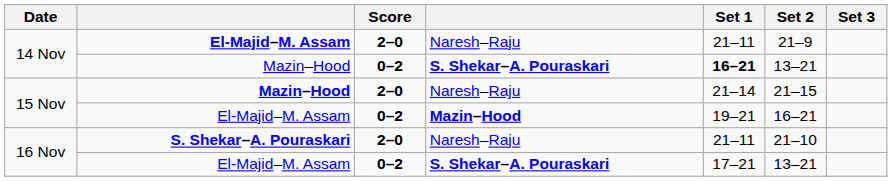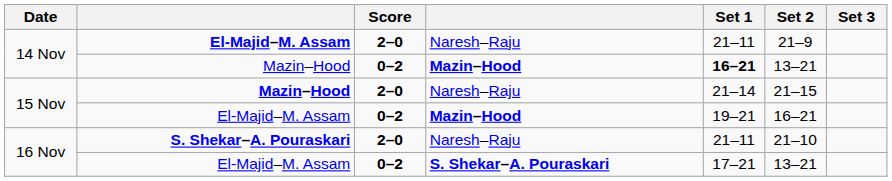(520, 66) S. Shekar–A. Pouraskari -> (475, 66) Mazin–Hood
